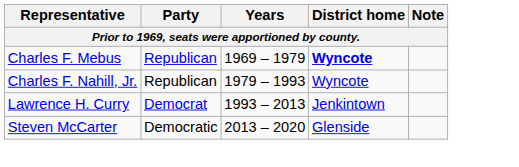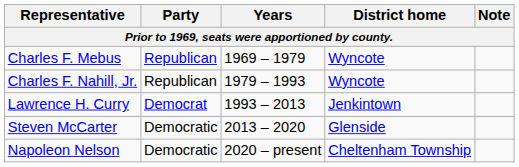(342, 58) bold -> (356, 58) normal
+ row: (64, 150)
